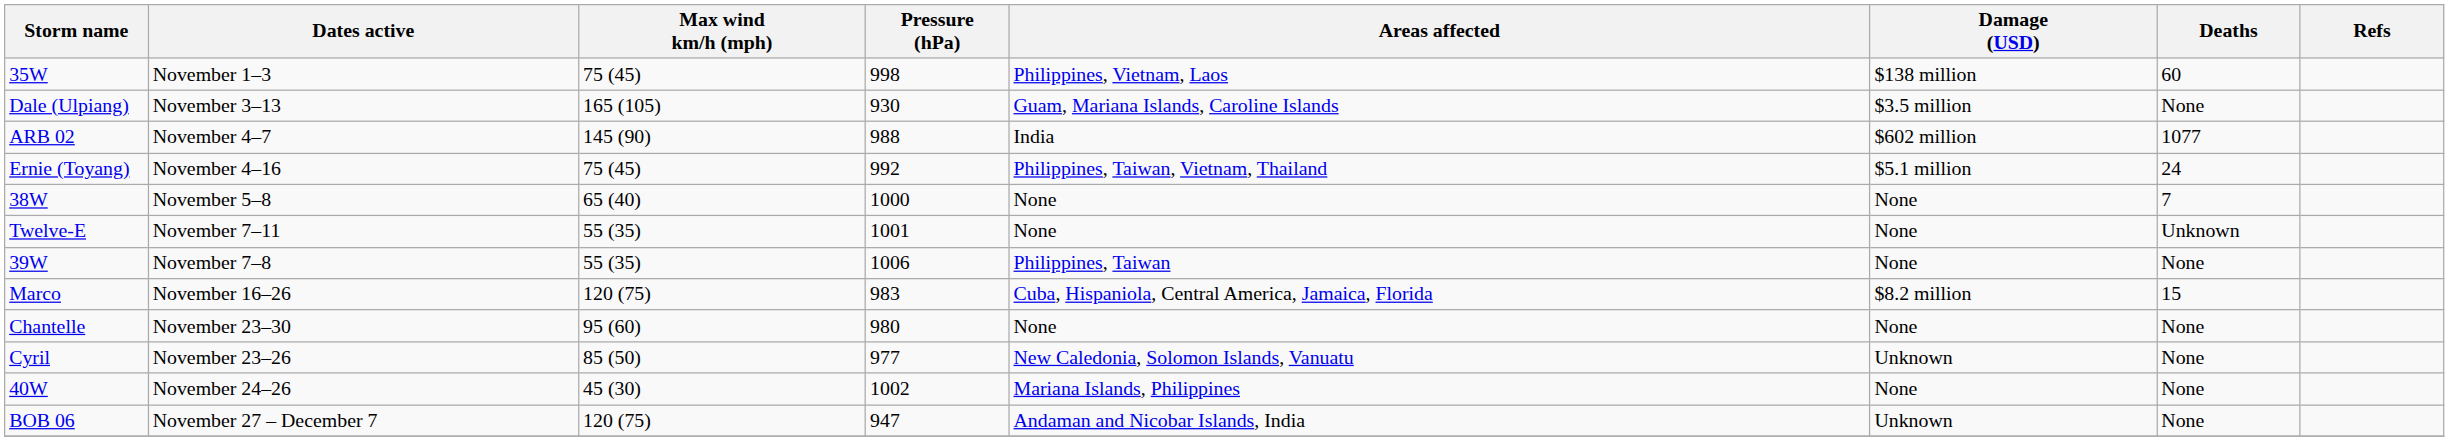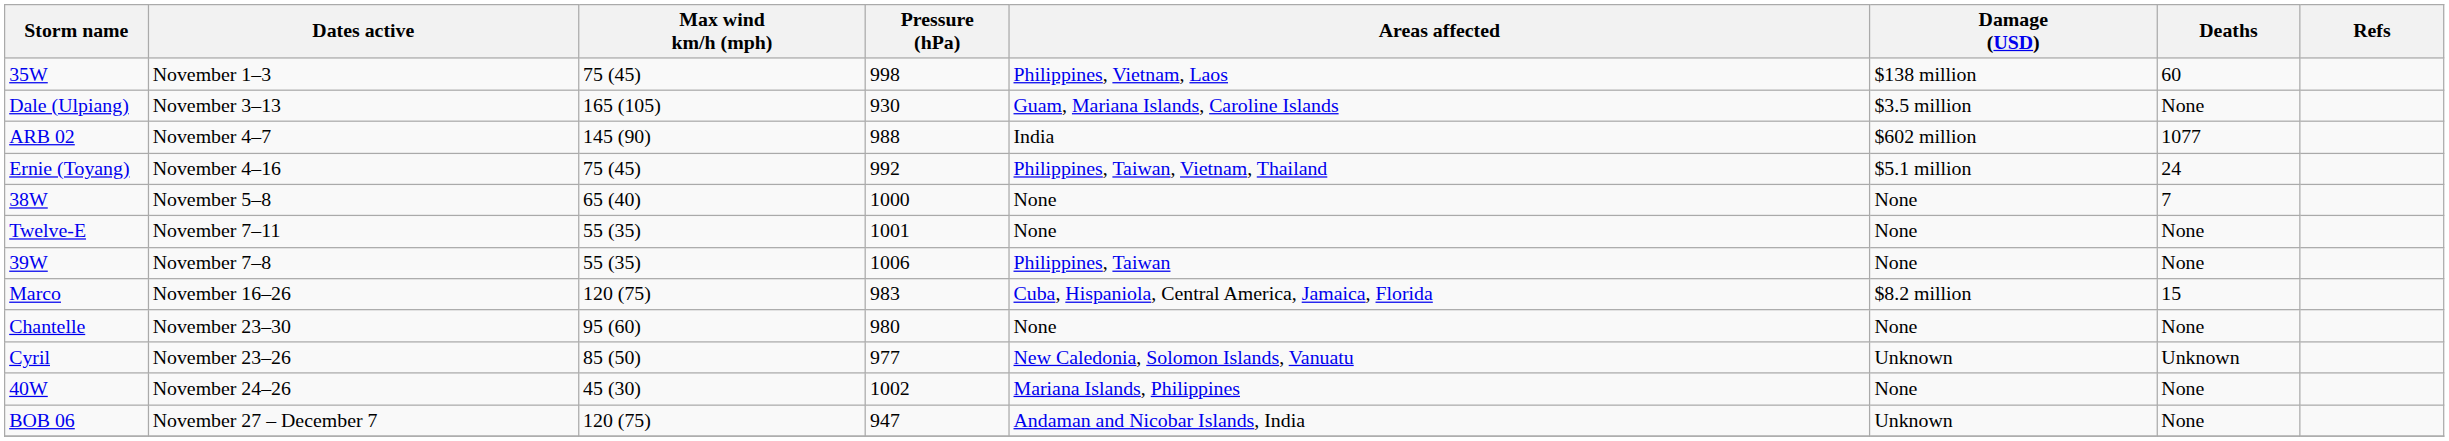(2200, 231) Unknown -> (2183, 231) None
(2183, 357) None -> (2200, 357) Unknown
